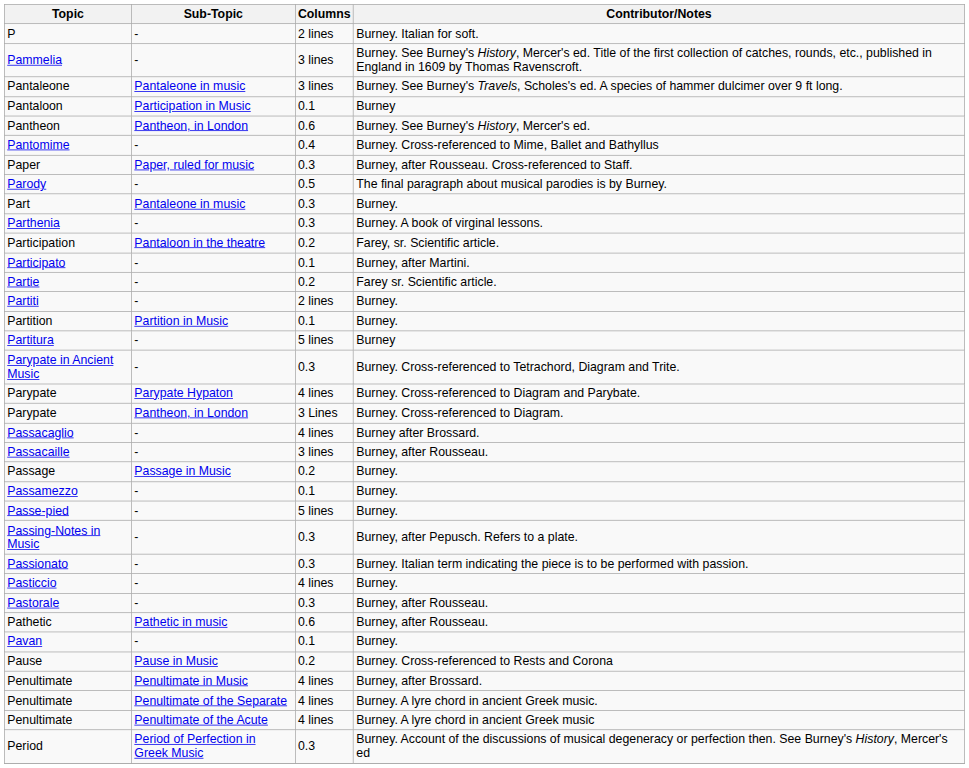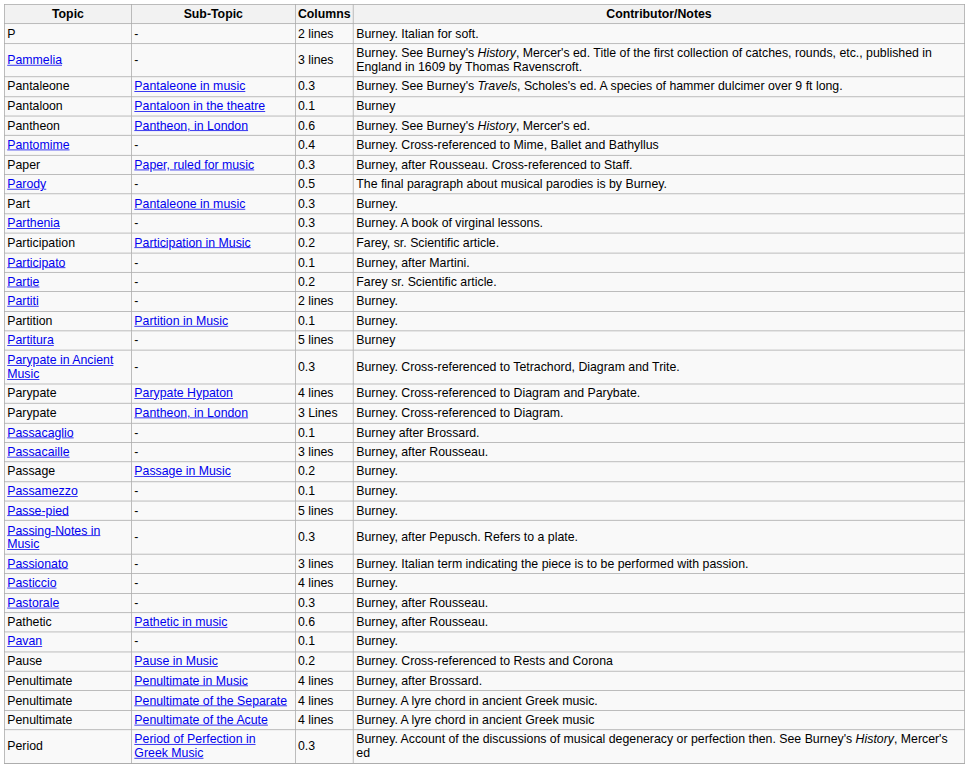(316, 86) 3 lines -> (306, 86) 0.3
(193, 106) Participation in Music -> (200, 106) Pantaloon in the theatre
(200, 243) Pantaloon in the theatre -> (193, 243) Participation in Music
(316, 432) 4 lines -> (306, 432) 0.1
(306, 563) 0.3 -> (316, 563) 3 lines
